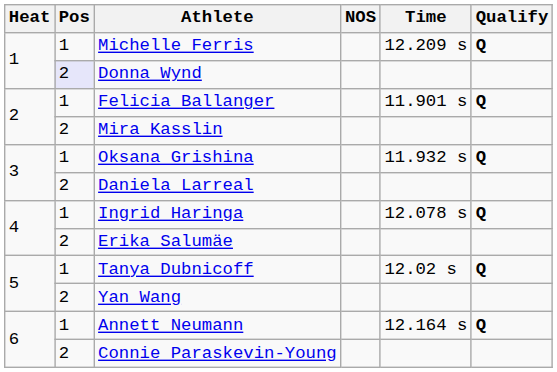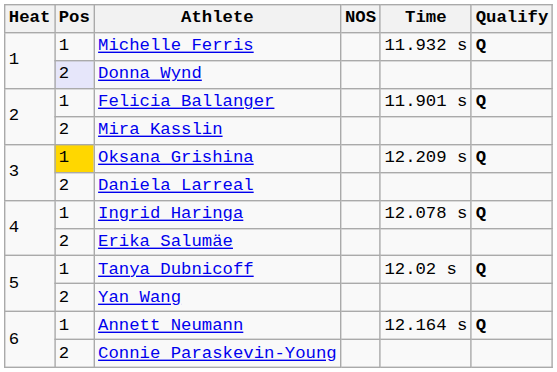(426, 47) 12.209 s -> (426, 47) 11.932 s
(64, 159) no background -> (64, 159) gold background
(426, 159) 11.932 s -> (426, 159) 12.209 s
